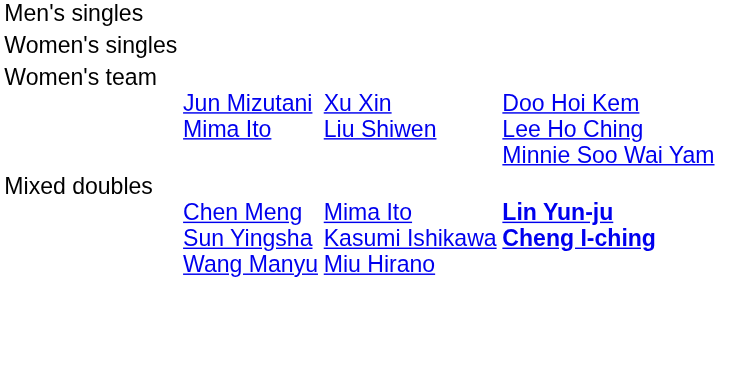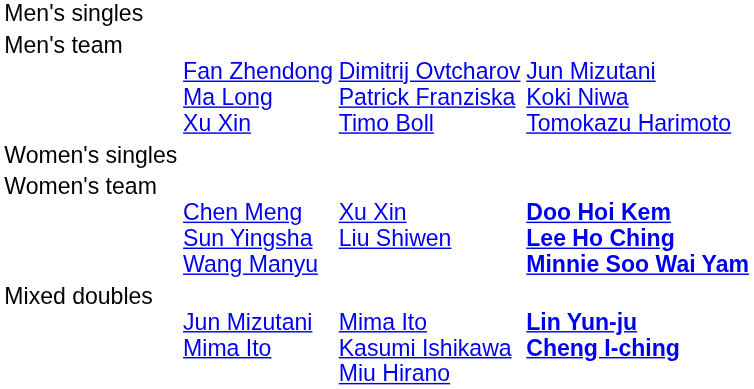+ row: (64, 45)
(248, 116) Jun Mizutani Mima Ito -> (251, 238) Chen Meng Sun Yingsha Wang Manyu
(608, 129) normal -> (638, 238) bold
(251, 238) Chen Meng Sun Yingsha Wang Manyu -> (248, 335) Jun Mizutani Mima Ito
